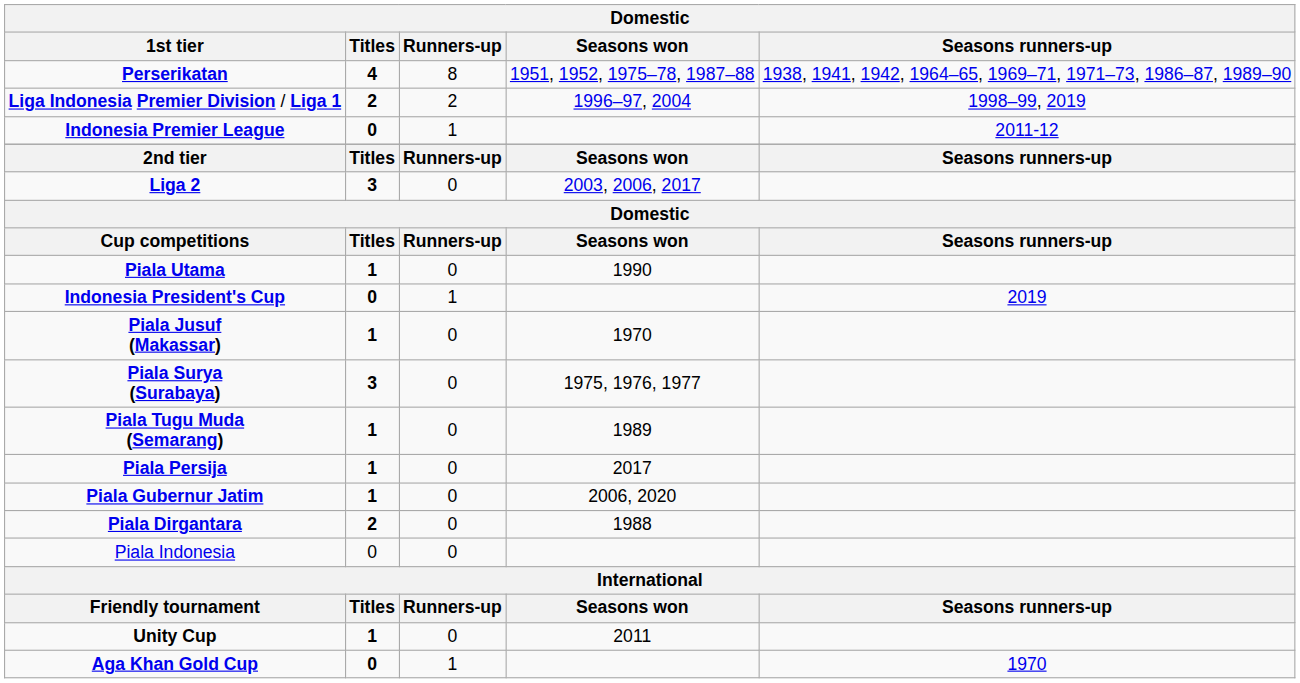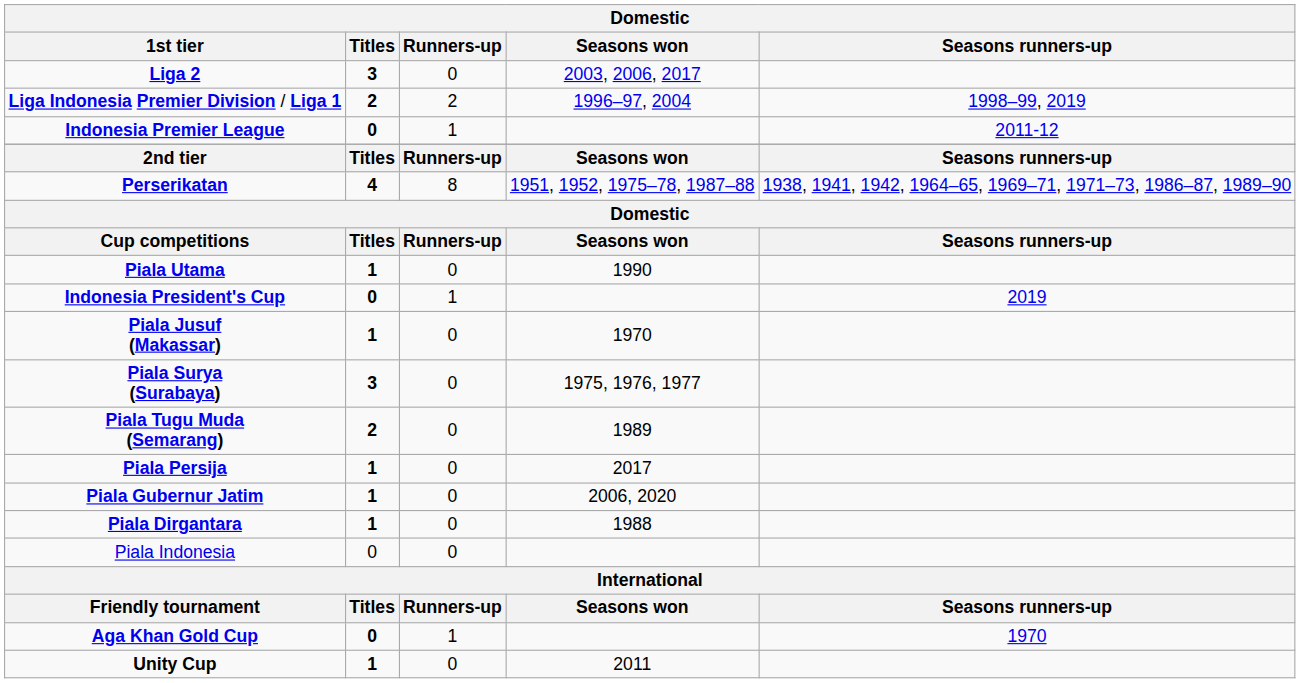rows swapped: (175, 74) <-> (175, 185)
(372, 430) 1 -> (372, 430) 2
(372, 524) 2 -> (372, 524) 1
rows swapped: (175, 664) <-> (175, 636)
